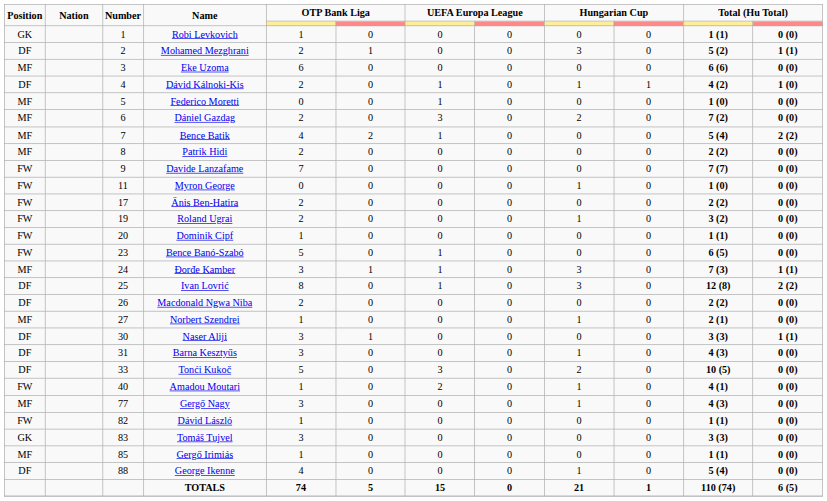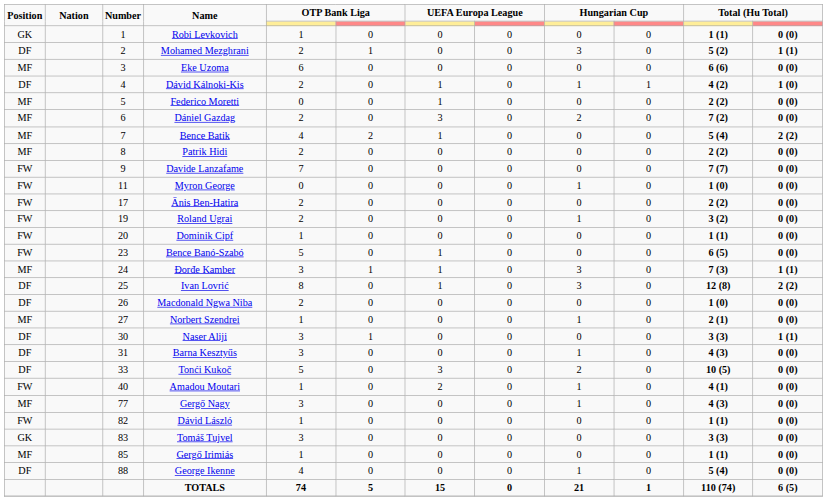(718, 101) 1 (0) -> (718, 101) 2 (2)
(718, 303) 2 (2) -> (718, 303) 1 (0)
